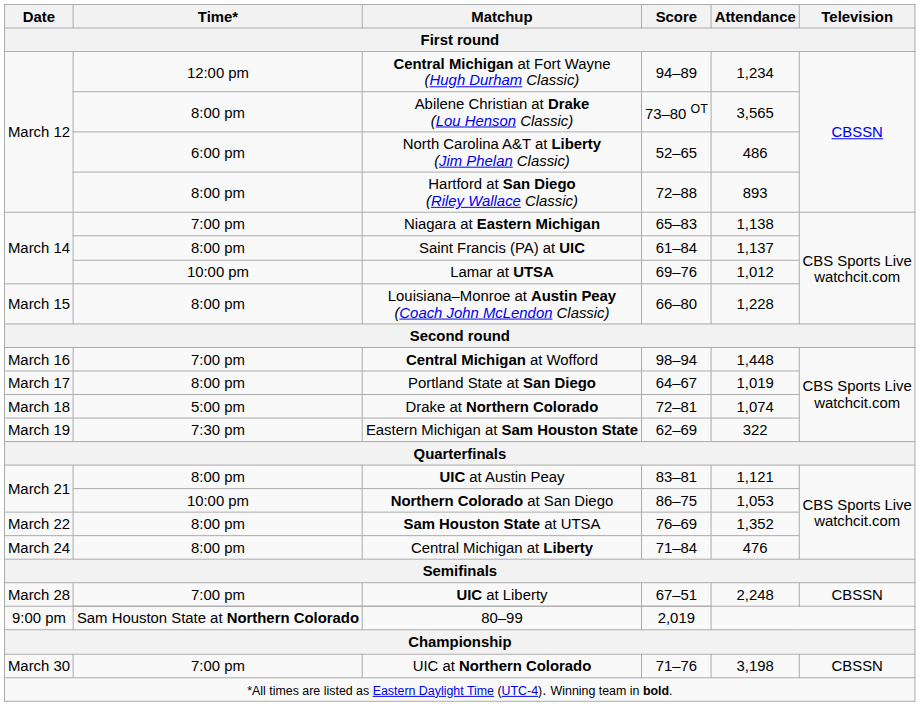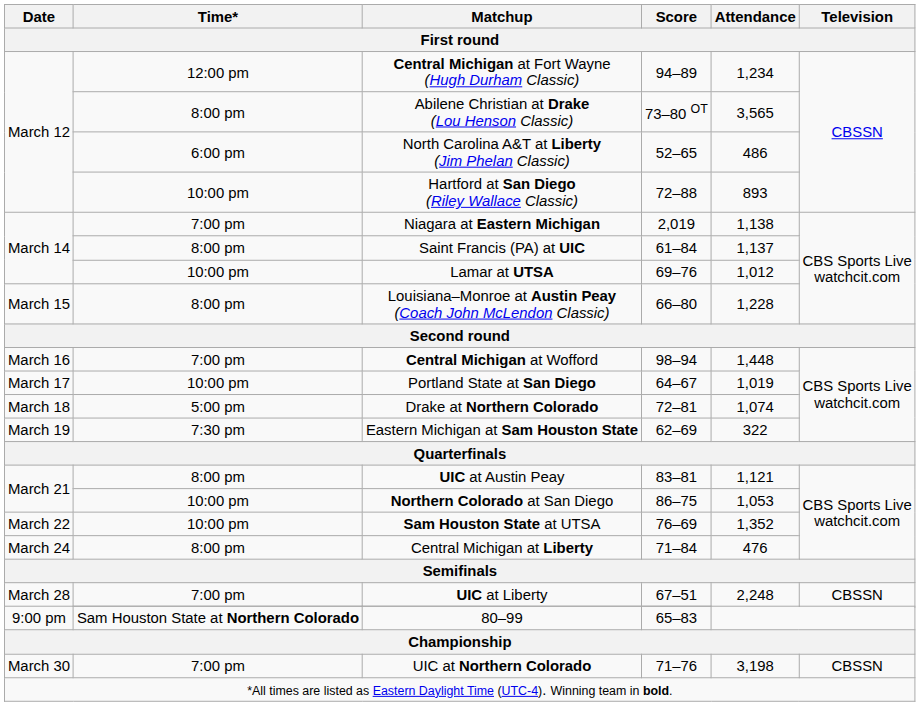(218, 193) 8:00 pm -> (218, 193) 10:00 pm
(676, 225) 65–83 -> (676, 225) 2,019
(218, 383) 8:00 pm -> (218, 383) 10:00 pm
(218, 524) 8:00 pm -> (218, 524) 10:00 pm
(676, 619) 2,019 -> (676, 619) 65–83
